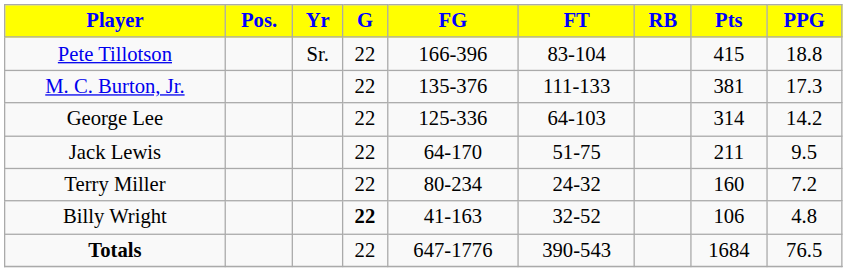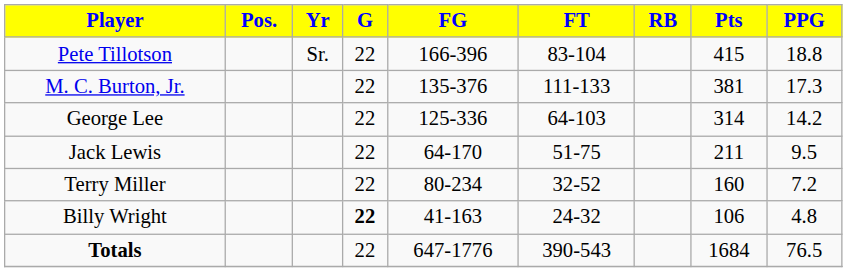(577, 184) 24-32 -> (577, 184) 32-52
(577, 217) 32-52 -> (577, 217) 24-32
